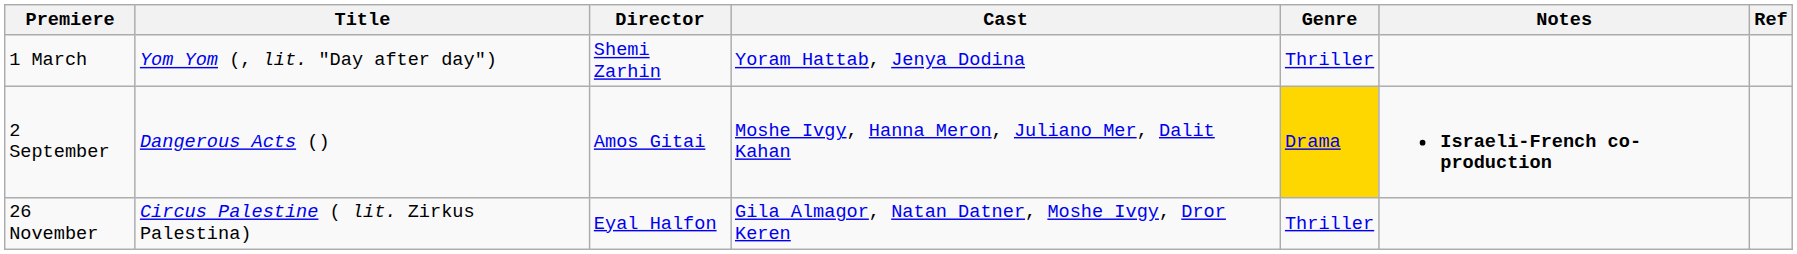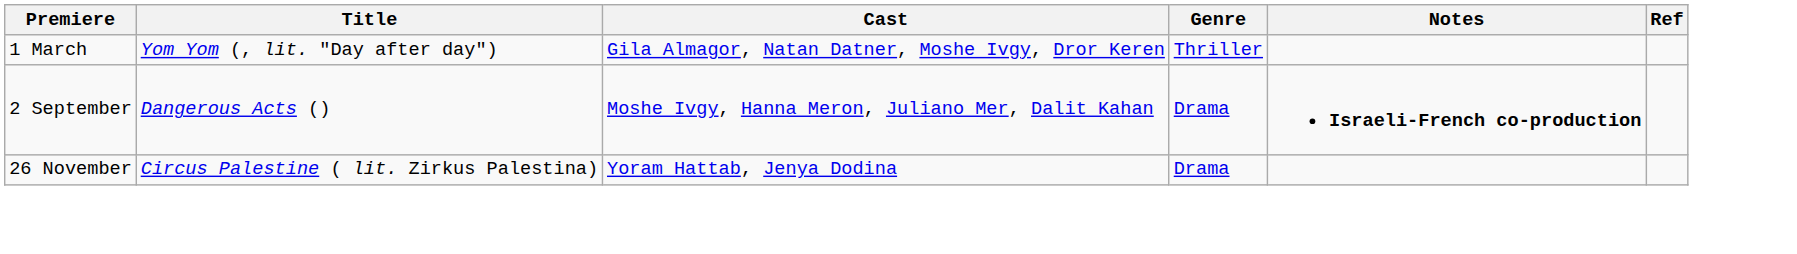- column: (660, 20)
(880, 61) Yoram Hattab, Jenya Dodina -> (886, 50) Gila Almagor, Natan Datner, Moshe Ivgy, Dror Keren
(1313, 142) gold background -> (1202, 110) no background
(980, 223) Gila Almagor, Natan Datner, Moshe Ivgy, Dror Keren -> (752, 169) Yoram Hattab, Jenya Dodina
(1330, 223) Thriller -> (1202, 169) Drama
